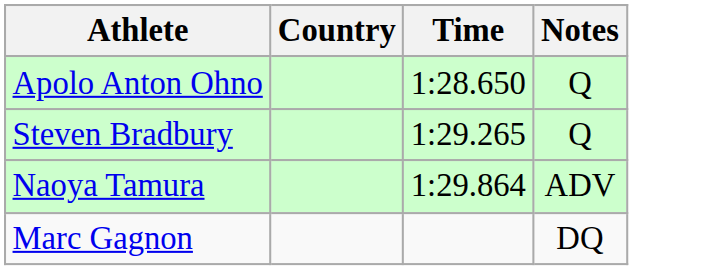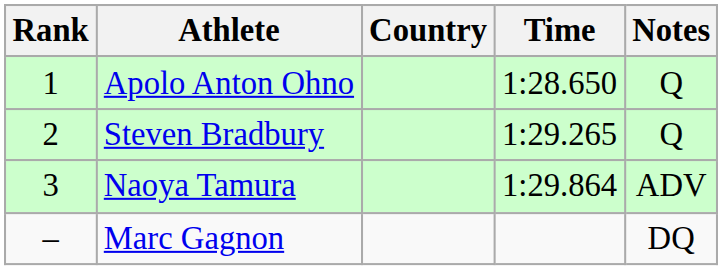+ column: (51, 30)
